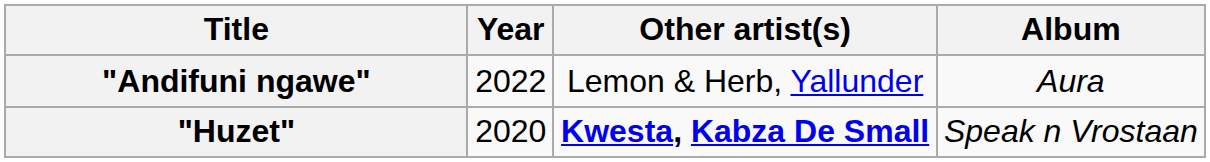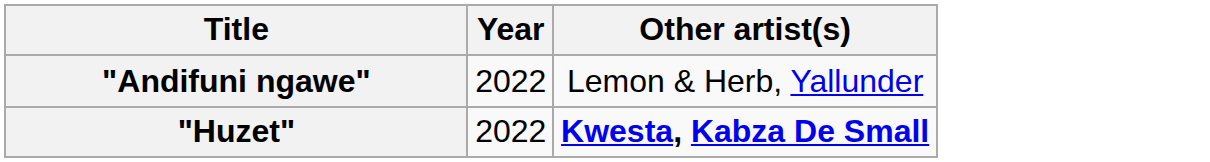- column: (1071, 29)
(511, 131) 2020 -> (511, 131) 2022
